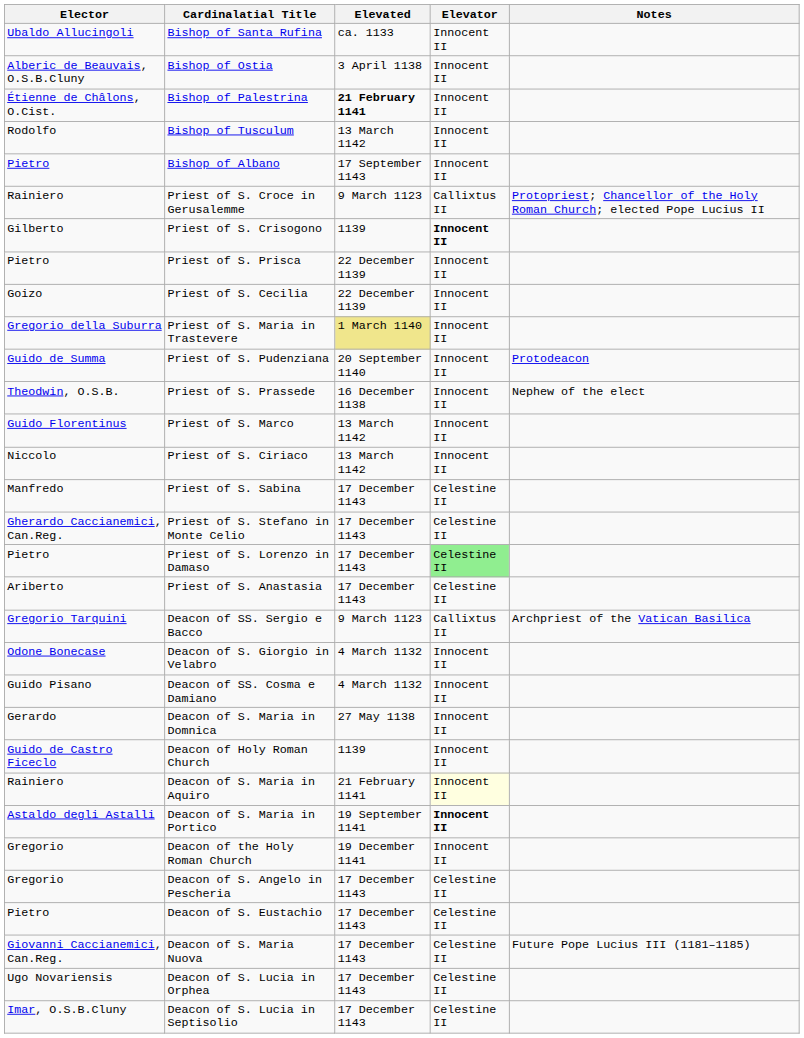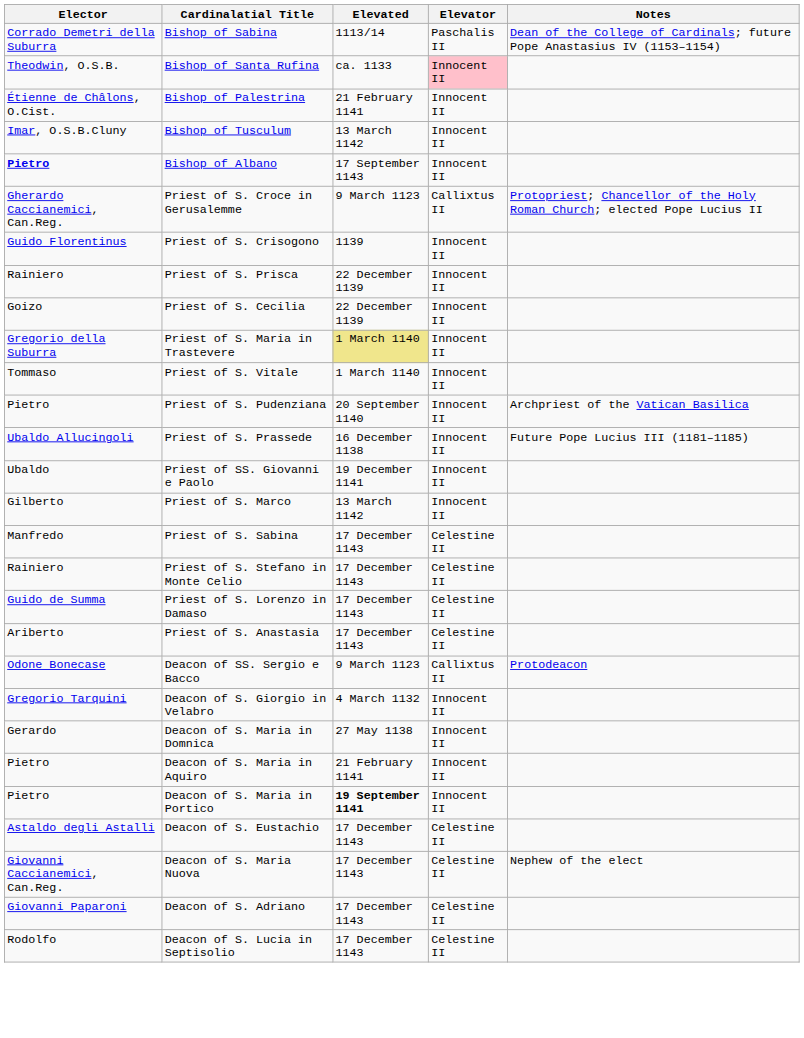+ row: (221, 33)
(70, 33) Ubaldo Allucingoli -> (63, 66) Theodwin, O.S.B.
(461, 40) no background -> (459, 72) pink background
- row: (220, 66)
(376, 105) bold -> (374, 105) normal
(32, 131) Rodolfo -> (67, 131) Imar, O.S.B.Cluny
(28, 163) normal -> (28, 163) bold
(35, 196) Rainiero -> (53, 209) Gherardo Caccianemici, Can.Reg.
(35, 228) Gilberto -> (67, 242) Guido Florentinus
(461, 235) bold -> (459, 249) normal
(28, 261) Pietro -> (35, 275) Rainiero
+ row: (231, 372)
(56, 359) Guido de Summa -> (28, 405) Pietro
(551, 359) Protodeacon -> (629, 405) Archpriest of the Vatican Basilica
(63, 391) Theodwin, O.S.B. -> (70, 437) Ubaldo Allucingoli
(579, 391) Nephew of the elect -> (629, 437) Future Pope Lucius III (1181–1185)
+ row: (242, 477)
(67, 424) Guido Florentinus -> (35, 503) Gilberto
- row: (238, 456)
(84, 528) Gherardo Caccianemici, Can.Reg. -> (35, 568) Rainiero
(28, 554) Pietro -> (56, 600) Guido de Summa
(465, 561) lightgreen background -> (463, 607) no background
(67, 619) Gregorio Tarquini -> (56, 665) Odone Bonecase
(631, 619) Archpriest of the Vatican Basilica -> (549, 665) Protodeacon
(56, 652) Odone Bonecase -> (67, 698) Gregorio Tarquini
- row: (241, 691)
- row: (238, 756)
(35, 782) Rainiero -> (28, 763) Pietro
(461, 789) lightyellow background -> (459, 770) no background
(81, 815) Astaldo degli Astalli -> (28, 796) Pietro
(380, 821) normal -> (378, 802) bold
(461, 821) bold -> (459, 802) normal
- row: (231, 854)
- row: (245, 887)
(28, 912) Pietro -> (81, 828) Astaldo degli Astalli
(631, 945) Future Pope Lucius III (1181–1185) -> (577, 861) Nephew of the elect
+ row: (235, 907)
- row: (241, 984)
(67, 1010) Imar, O.S.B.Cluny -> (32, 939) Rodolfo
